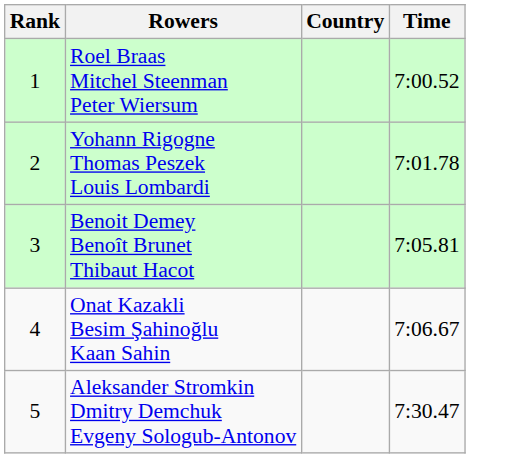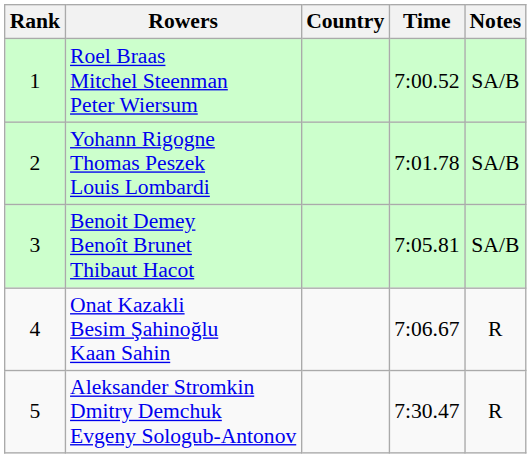+ column: (495, 21)
